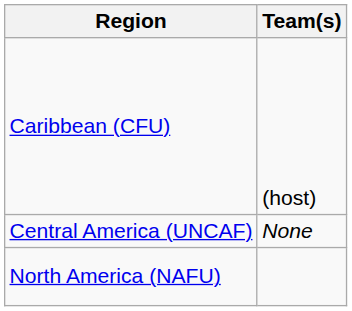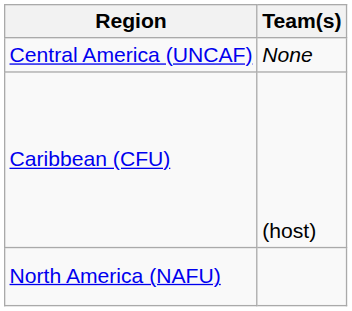rows swapped: (90, 126) <-> (131, 230)
